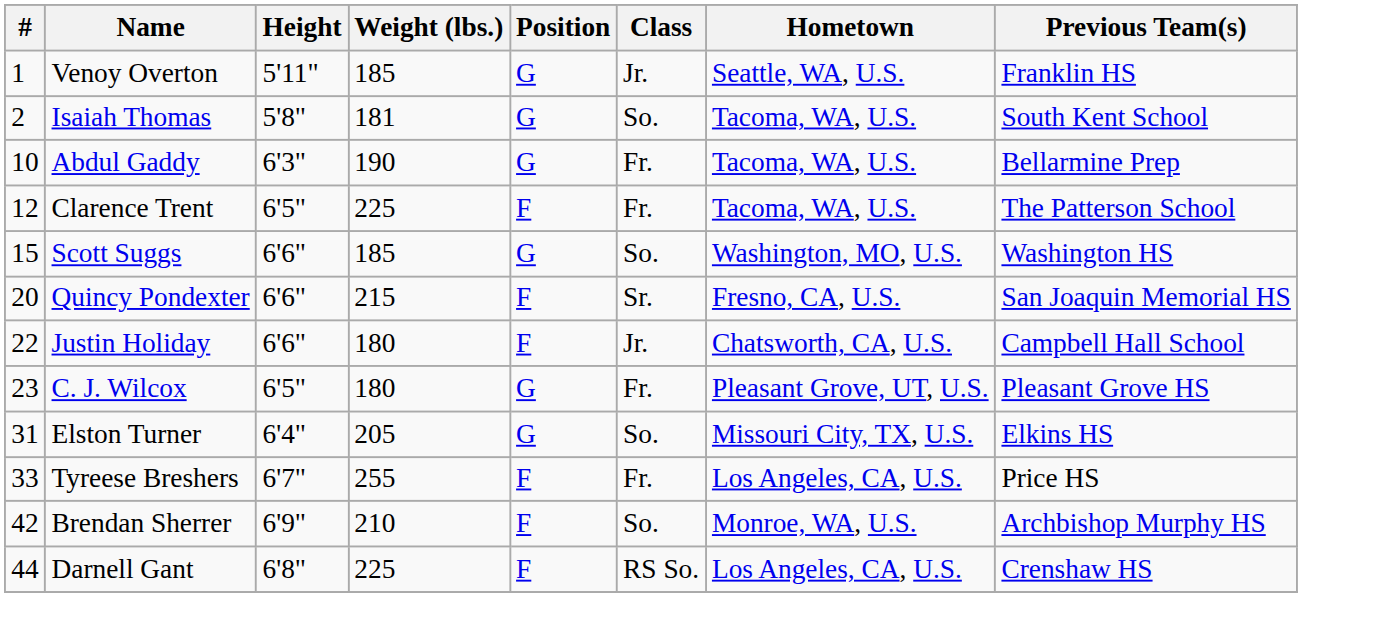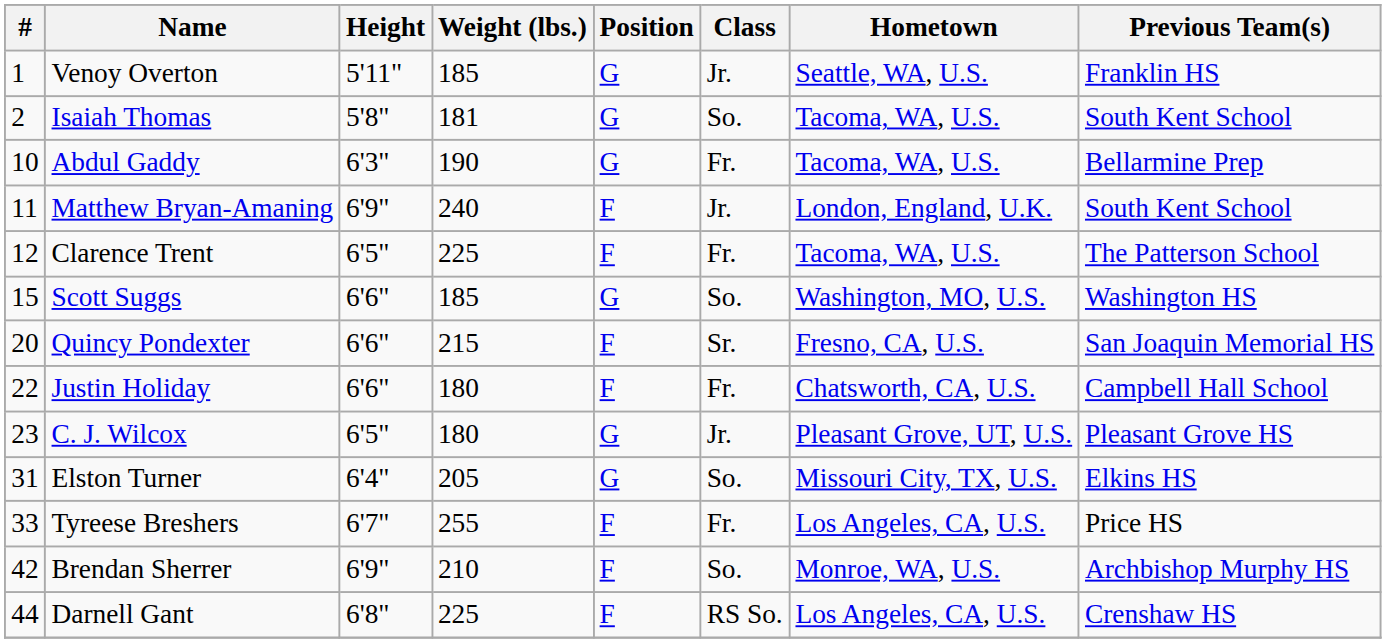+ row: (192, 207)
(636, 343) Jr. -> (721, 388) Fr.
(638, 388) Fr. -> (719, 433) Jr.
